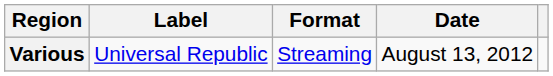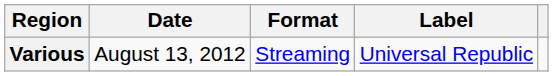columns swapped: (457, 20) <-> (181, 20)
